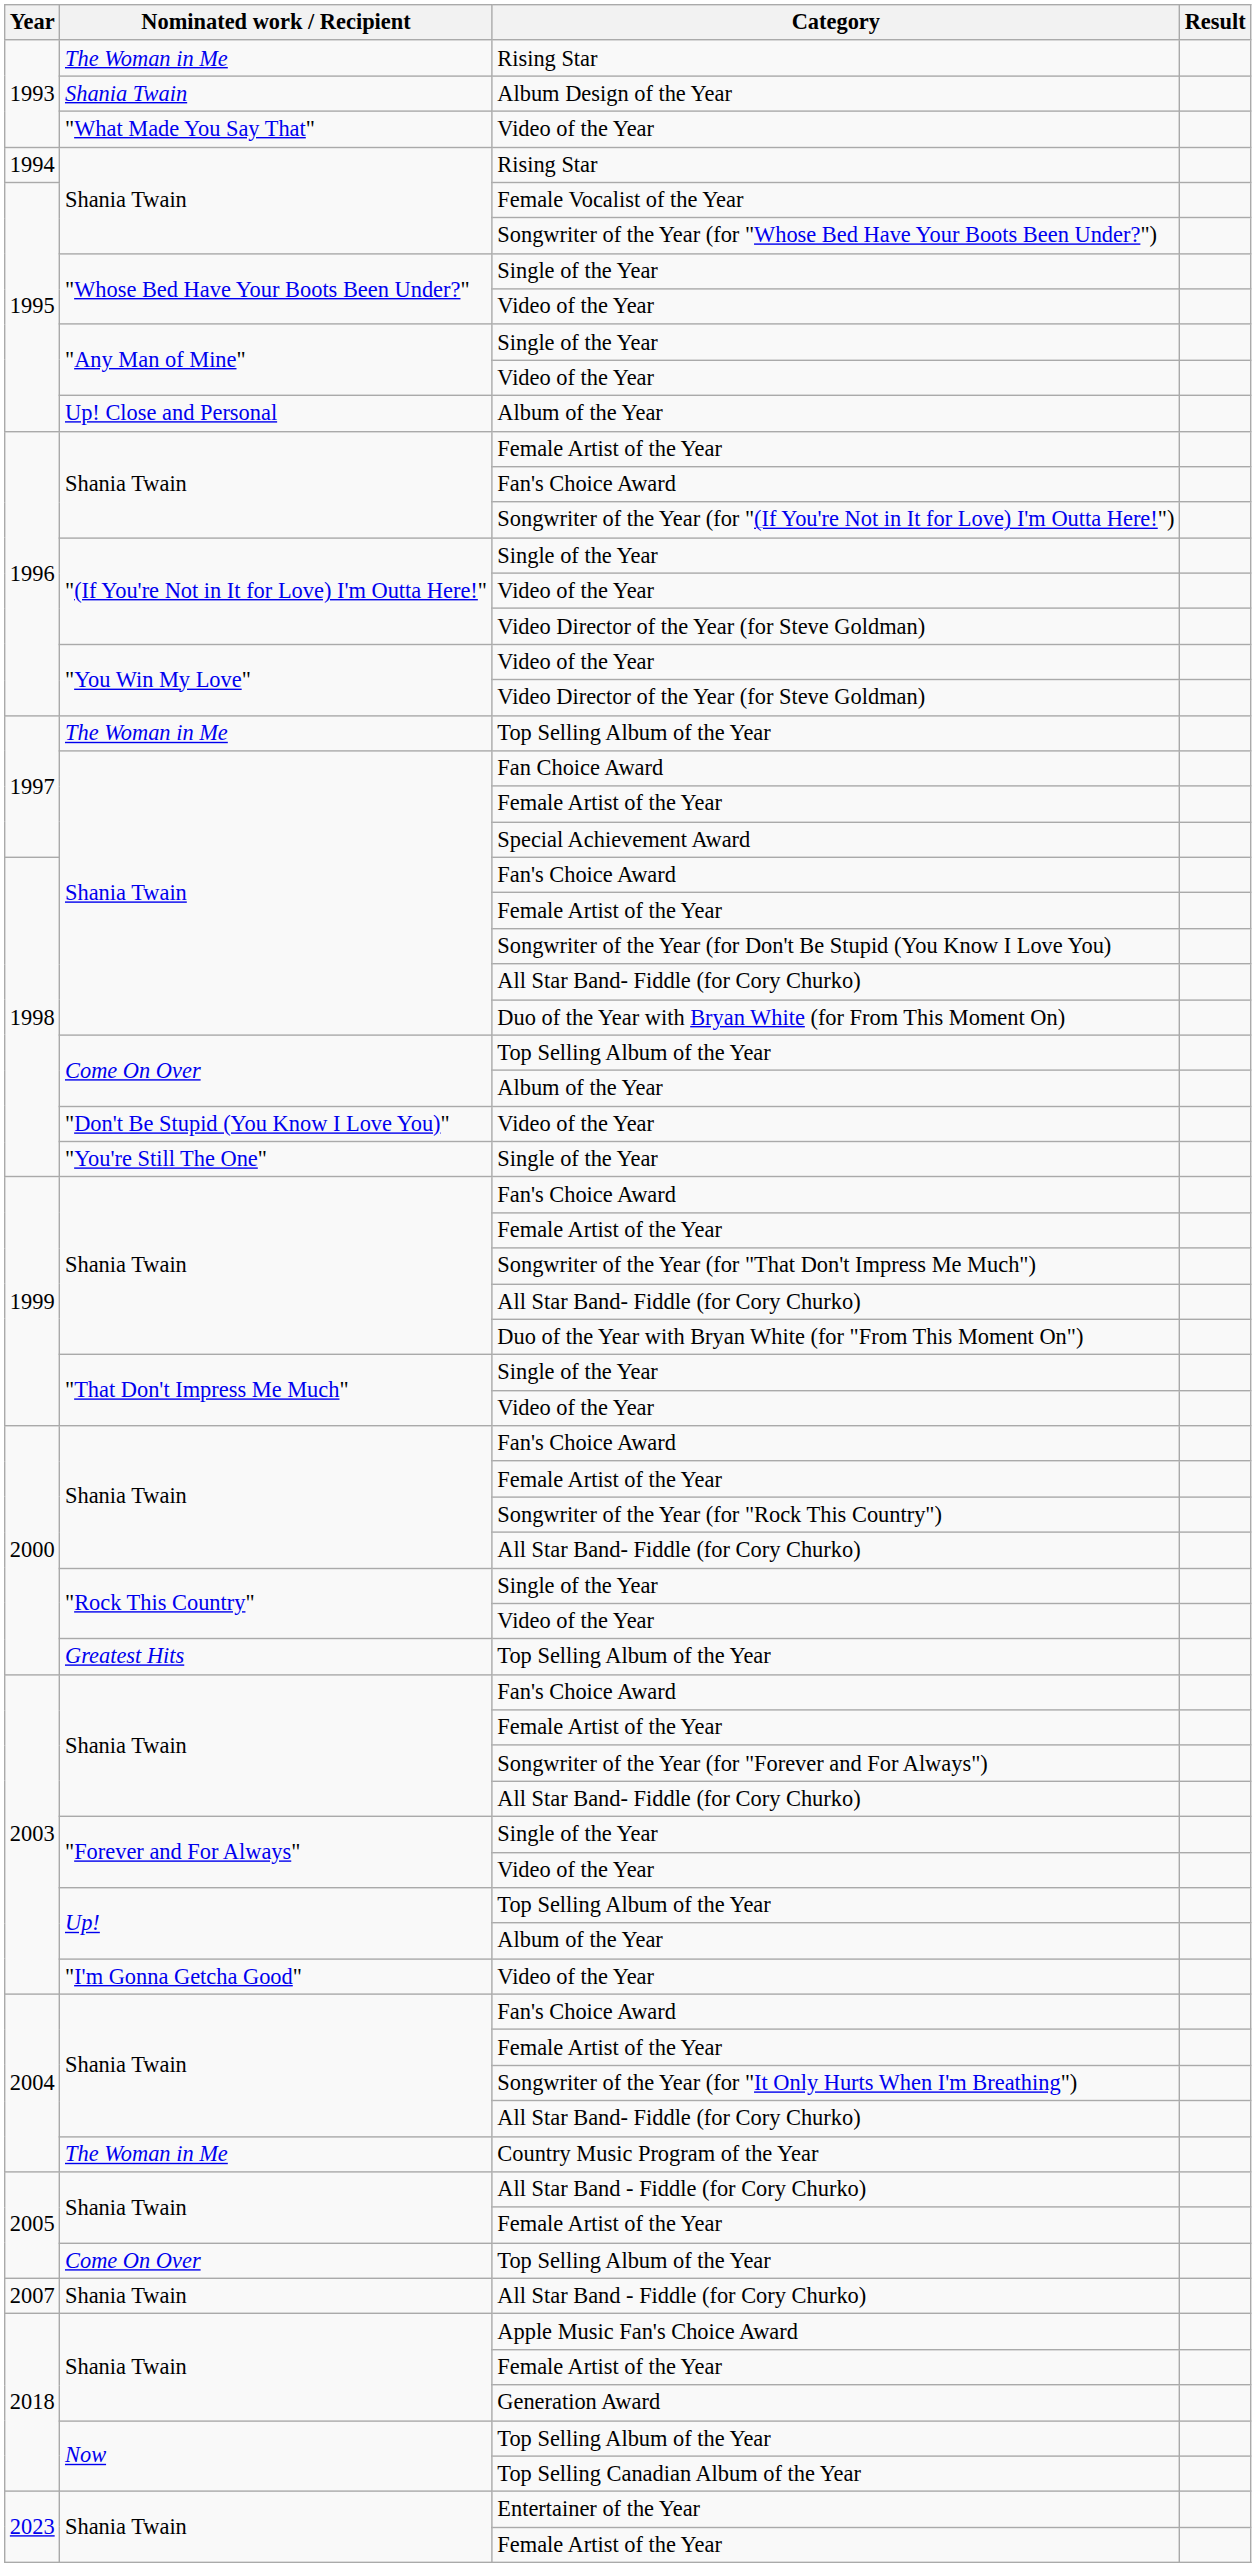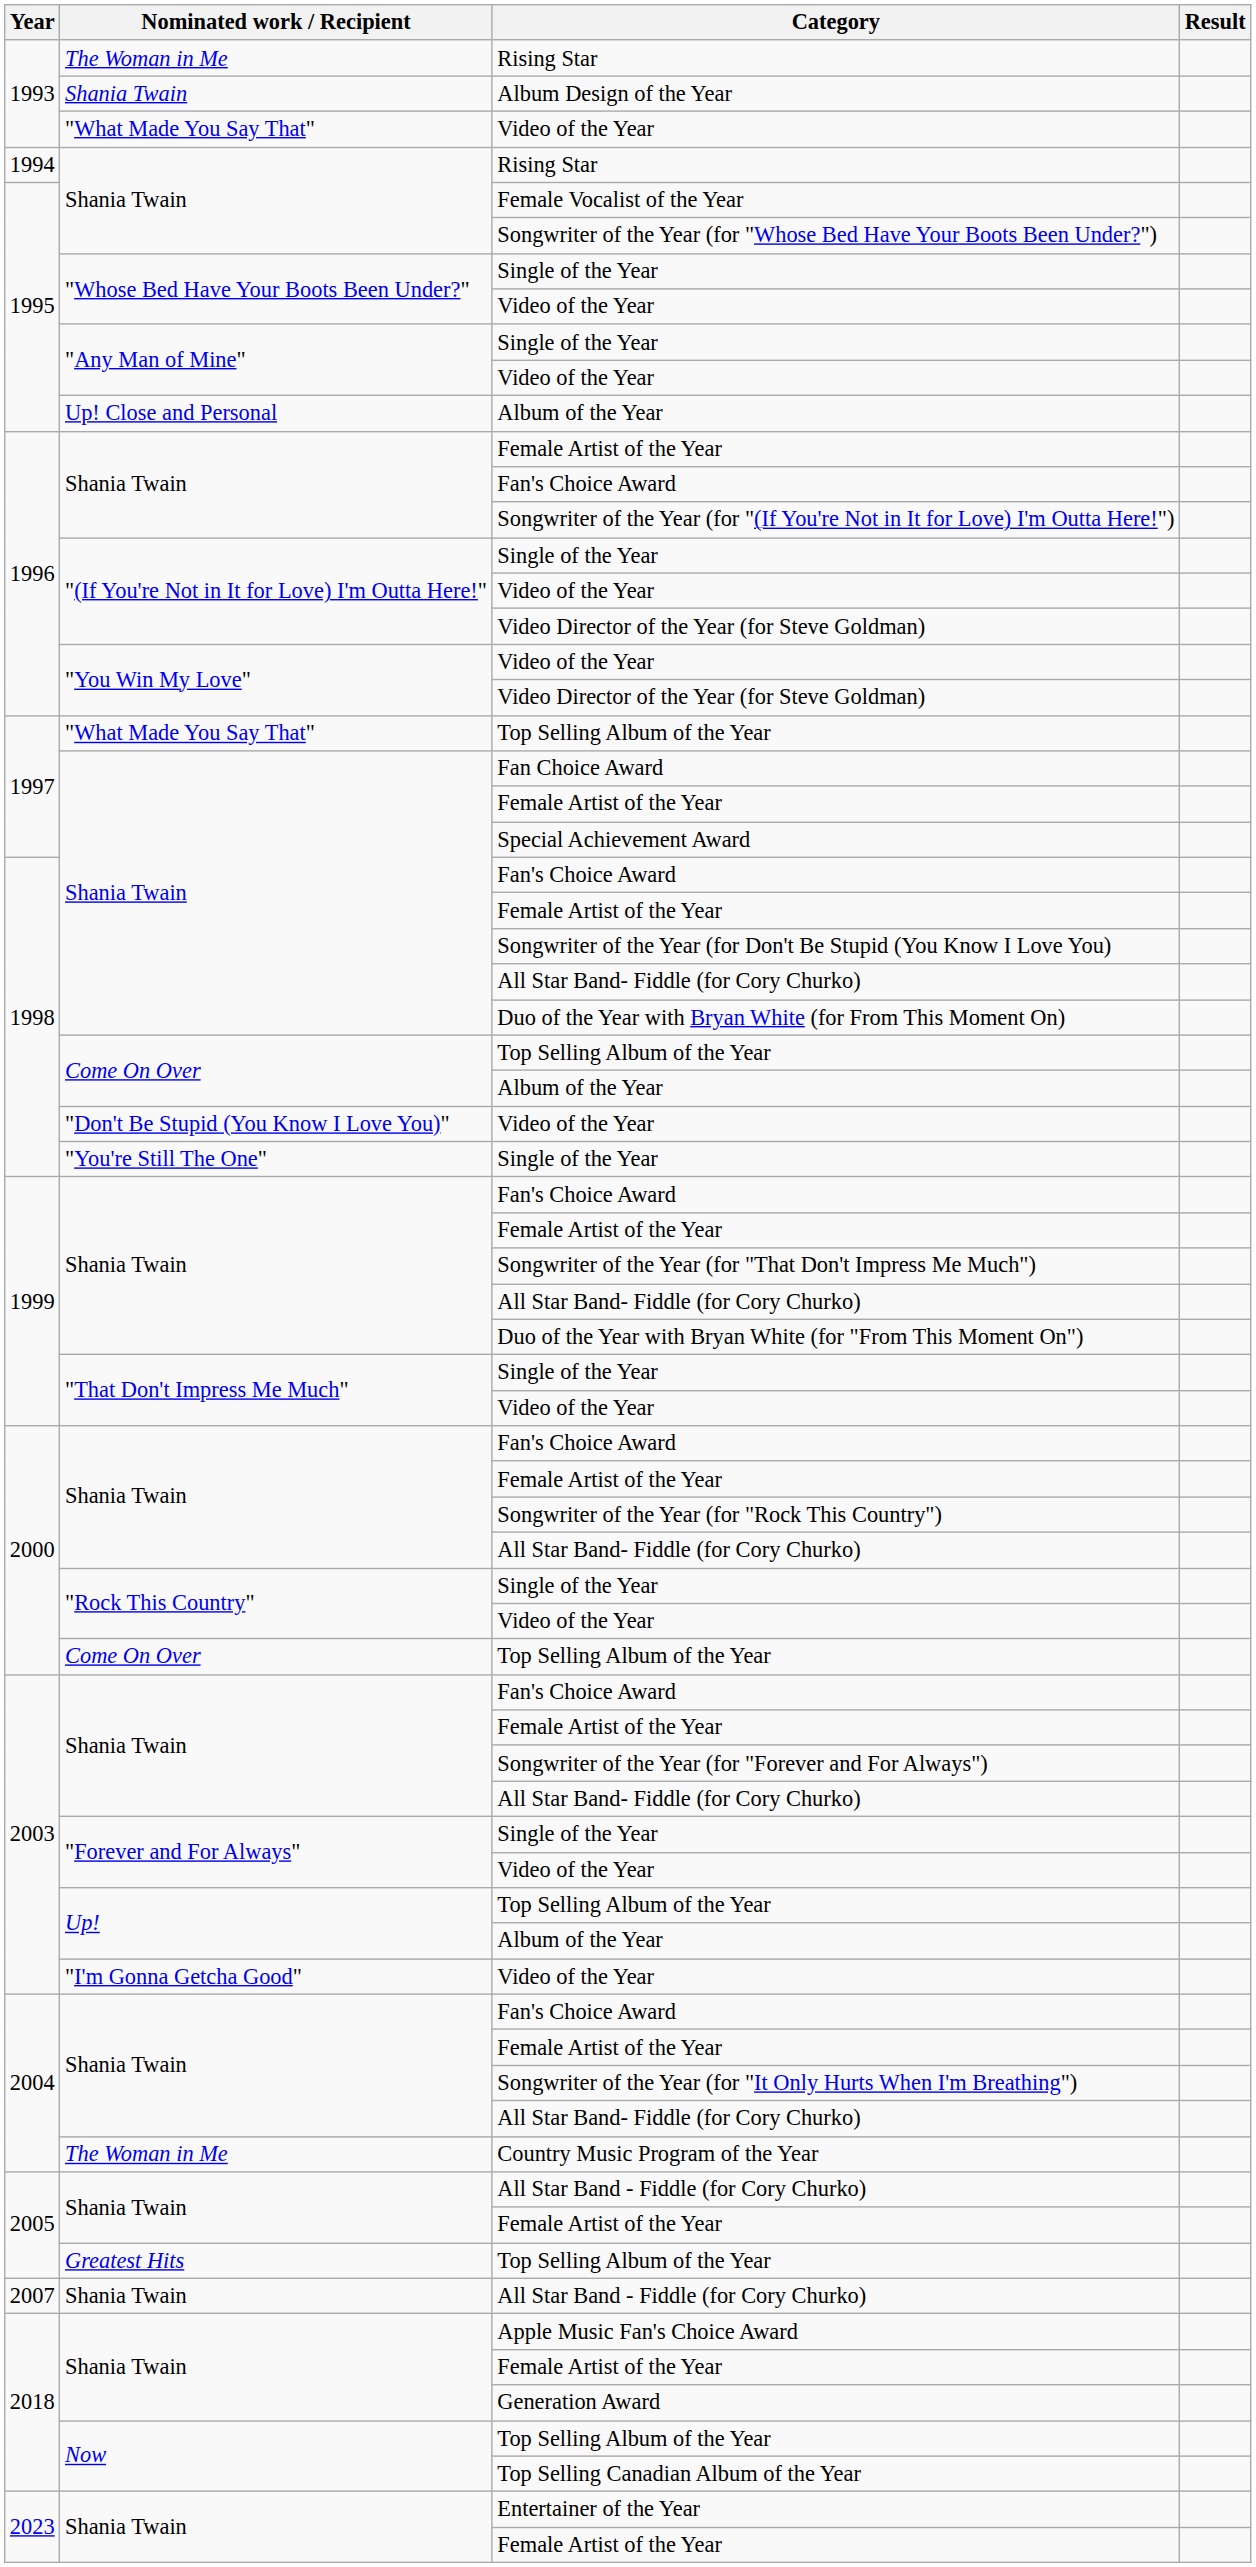(146, 732) The Woman in Me -> (190, 732) "What Made You Say That"
(125, 1656) Greatest Hits -> (133, 1656) Come On Over
(133, 2260) Come On Over -> (125, 2260) Greatest Hits
